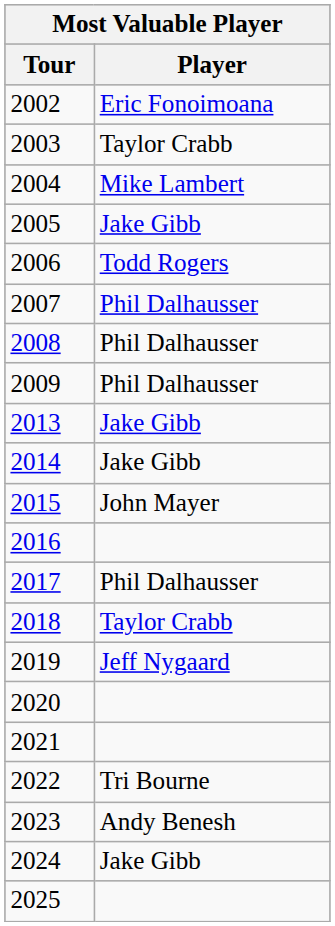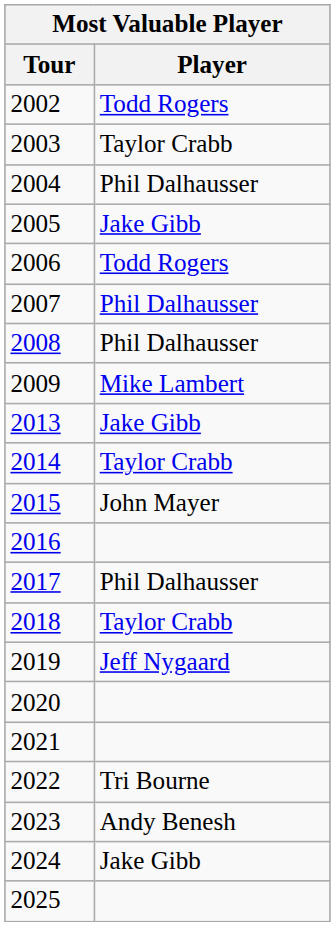(187, 104) Eric Fonoimoana -> (164, 104) Todd Rogers
(172, 183) Mike Lambert -> (179, 183) Phil Dalhausser
(179, 382) Phil Dalhausser -> (172, 382) Mike Lambert
(150, 462) Jake Gibb -> (166, 462) Taylor Crabb
